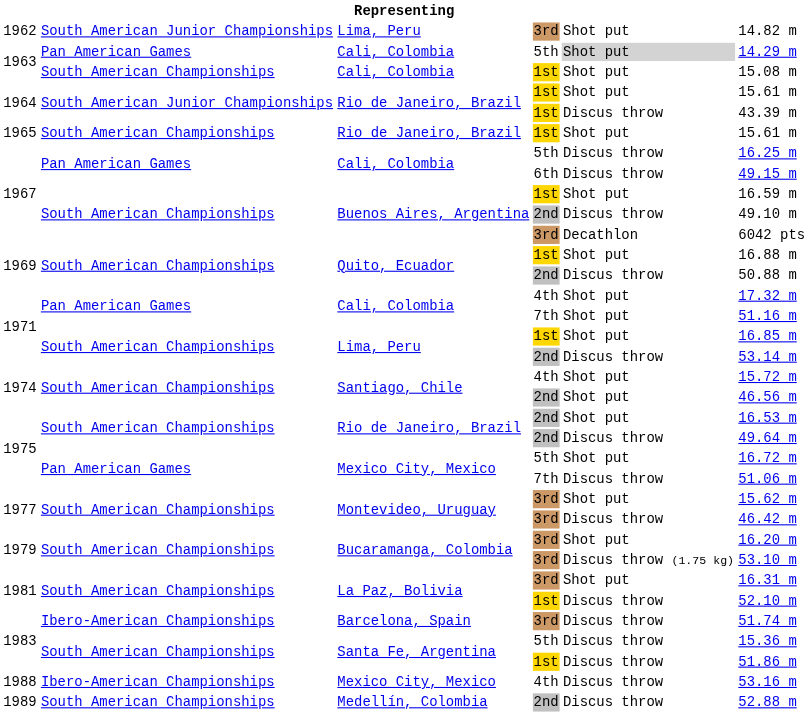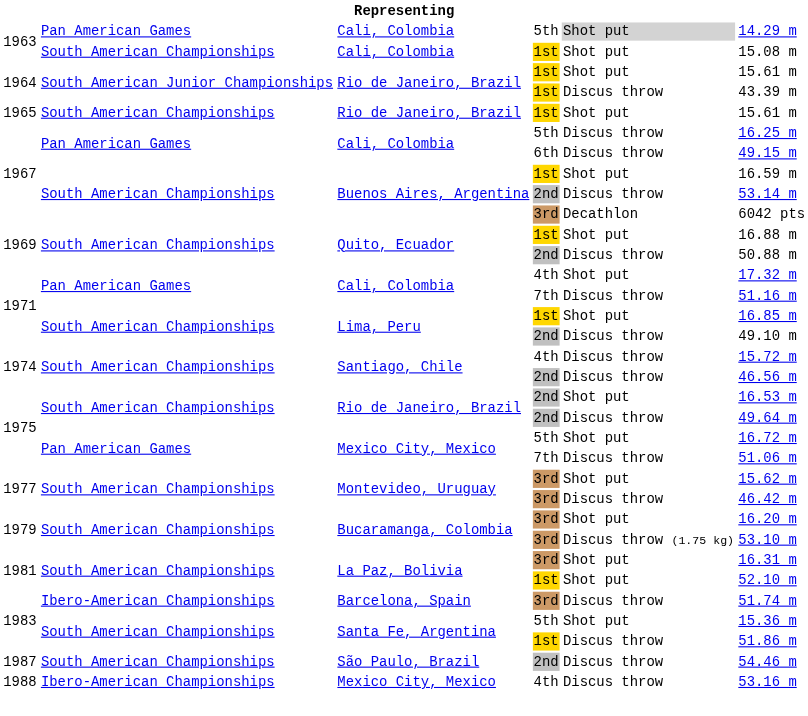- row: (20, 32)
(768, 215) 49.10 m -> (768, 194) 53.14 m
(596, 316) Shot put -> (613, 296) Discus throw
(768, 357) 53.14 m -> (768, 337) 49.10 m
(596, 377) Shot put -> (613, 357) Discus throw
(596, 398) Shot put -> (613, 377) Discus throw
(613, 601) Discus throw -> (596, 580) Shot put
(613, 641) Discus throw -> (596, 621) Shot put
+ row: (20, 662)
- row: (20, 702)
